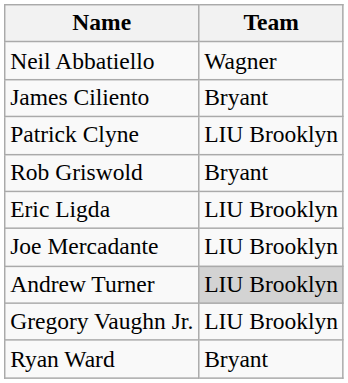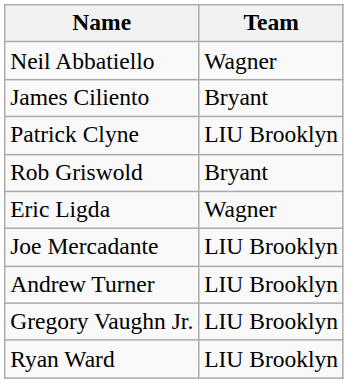(271, 209) LIU Brooklyn -> (240, 209) Wagner
(271, 284) lightgrey background -> (271, 284) no background
(236, 358) Bryant -> (271, 358) LIU Brooklyn
